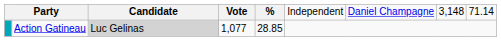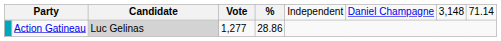(234, 28) 1,077 -> (234, 28) 1,277
(270, 28) 28.85 -> (270, 28) 28.86
